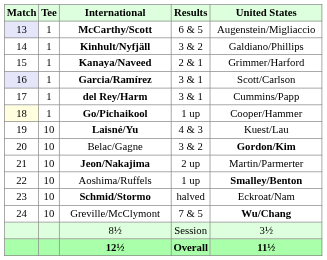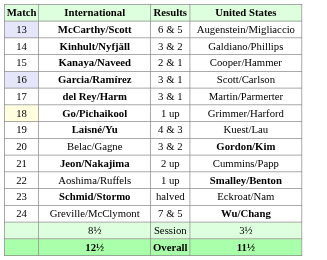- column: (49, 12)
(266, 63) Grimmer/Harford -> (246, 63) Cooper/Hammer
(266, 96) Cummins/Papp -> (246, 96) Martin/Parmerter
(266, 113) Cooper/Hammer -> (246, 113) Grimmer/Harford
(266, 163) Martin/Parmerter -> (246, 163) Cummins/Papp
